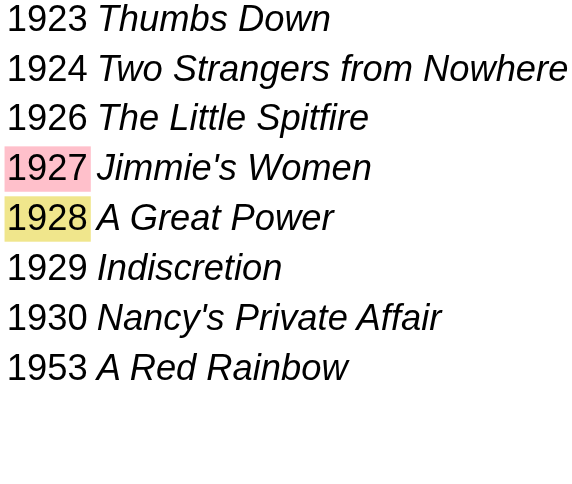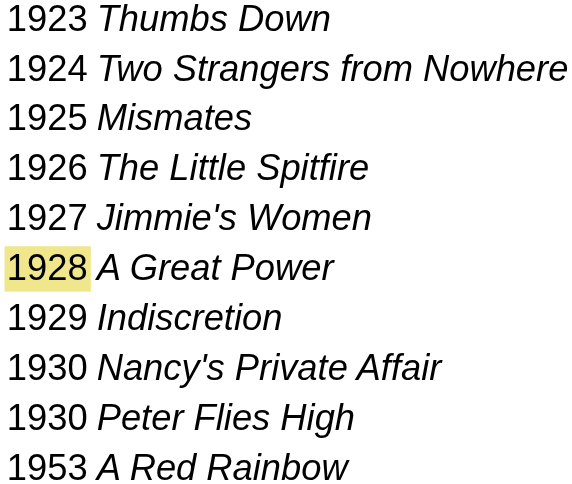+ row: (174, 118)
(47, 168) pink background -> (47, 218) no background
+ row: (226, 418)
